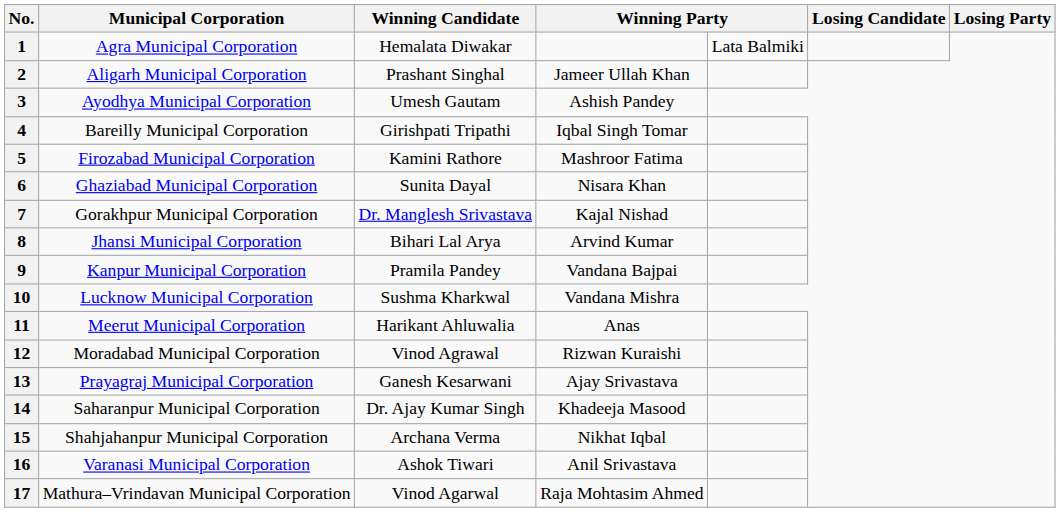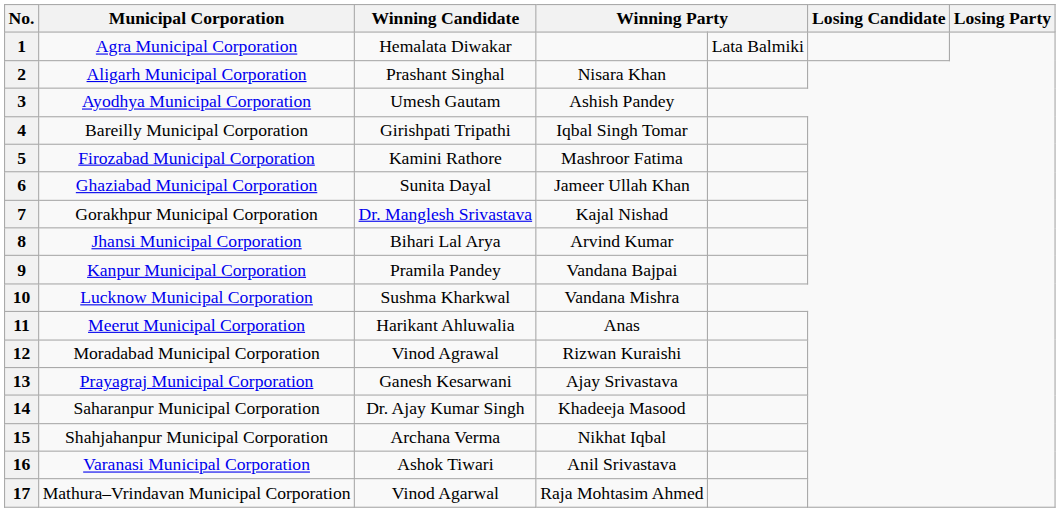(622, 74) Jameer Ullah Khan -> (622, 74) Nisara Khan
(622, 185) Nisara Khan -> (622, 185) Jameer Ullah Khan
